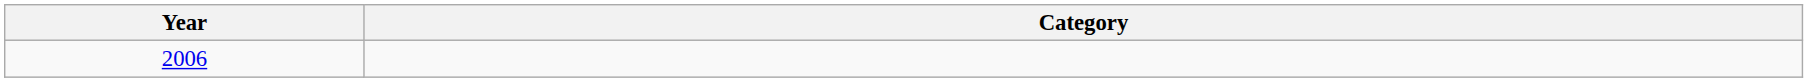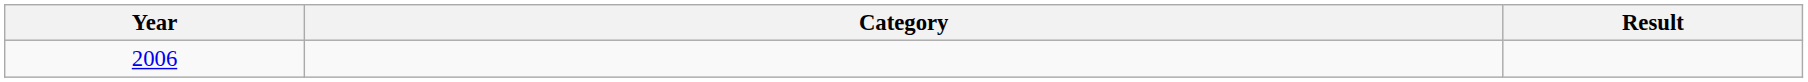+ column: (1653, 22)
